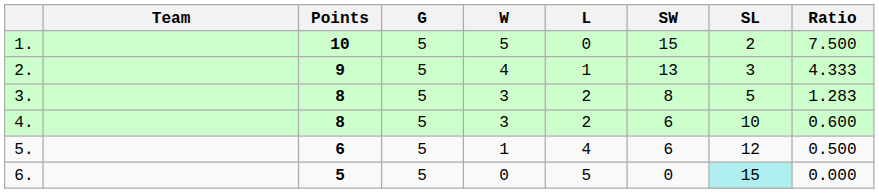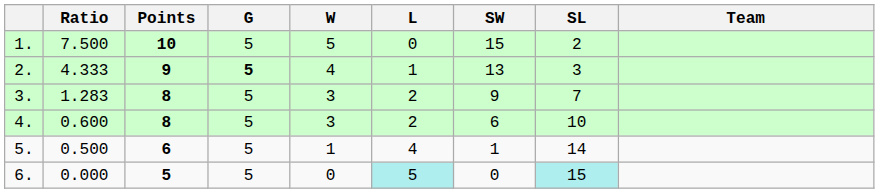columns swapped: (171, 18) <-> (832, 18)
(422, 70) normal -> (248, 70) bold
(668, 97) 8 -> (495, 97) 9
(750, 97) 5 -> (577, 97) 7
(668, 149) 6 -> (495, 149) 1
(750, 149) 12 -> (577, 149) 14
(586, 175) no background -> (413, 175) paleturquoise background
